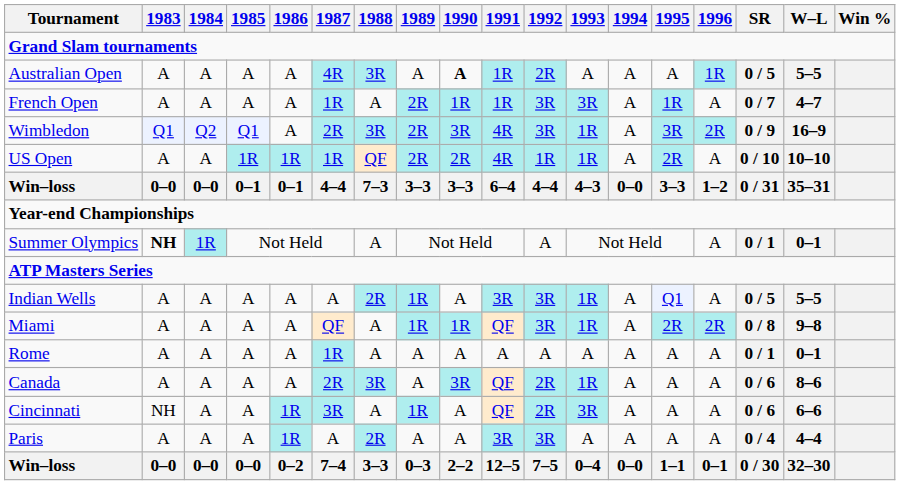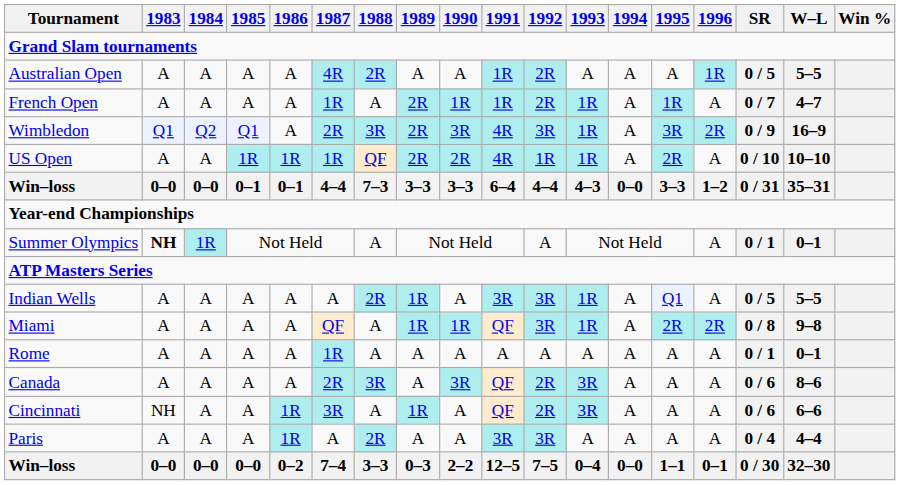(375, 73) 3R -> (375, 73) 2R
(460, 73) bold -> (460, 73) normal
(545, 101) 3R -> (545, 101) 2R
(588, 101) 3R -> (588, 101) 1R
(588, 381) 1R -> (588, 381) 3R
